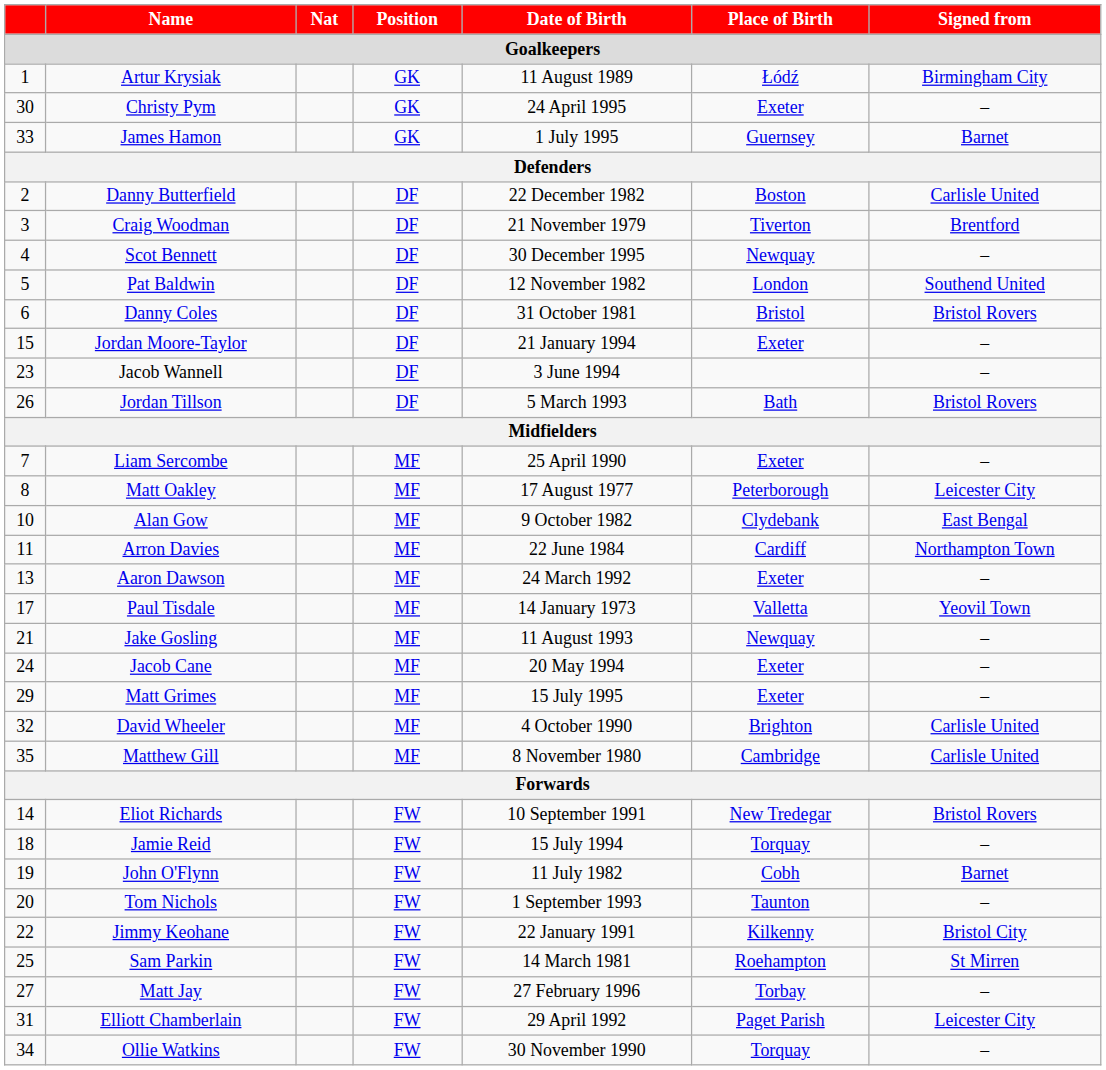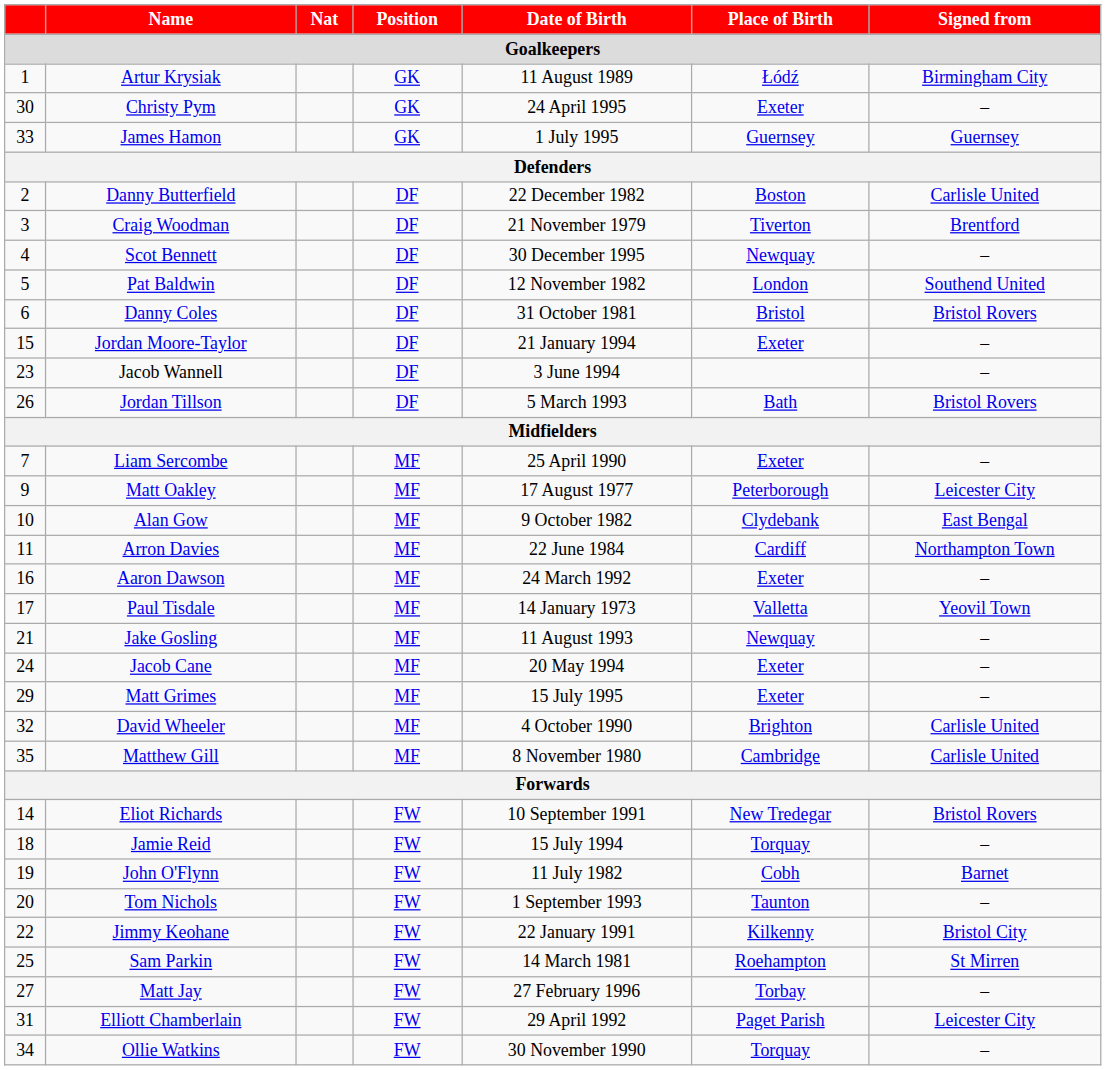(985, 137) Barnet -> (985, 137) Guernsey
(25, 490) 8 -> (25, 490) 9
(25, 579) 13 -> (25, 579) 16
